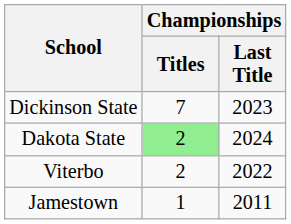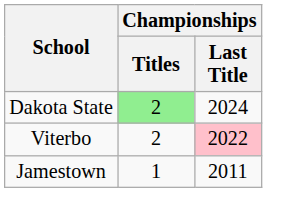- row: (73, 107)
(252, 171) no background -> (228, 139) pink background
